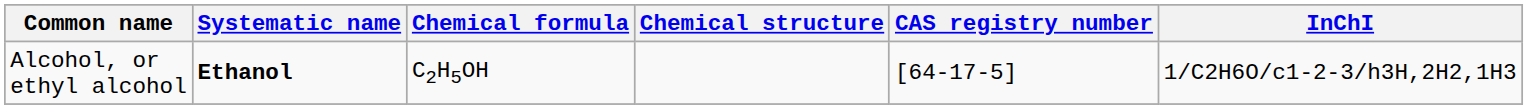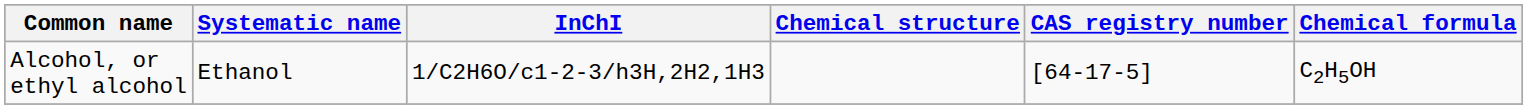columns swapped: (520, 23) <-> (1340, 23)
(245, 73) bold -> (245, 73) normal
